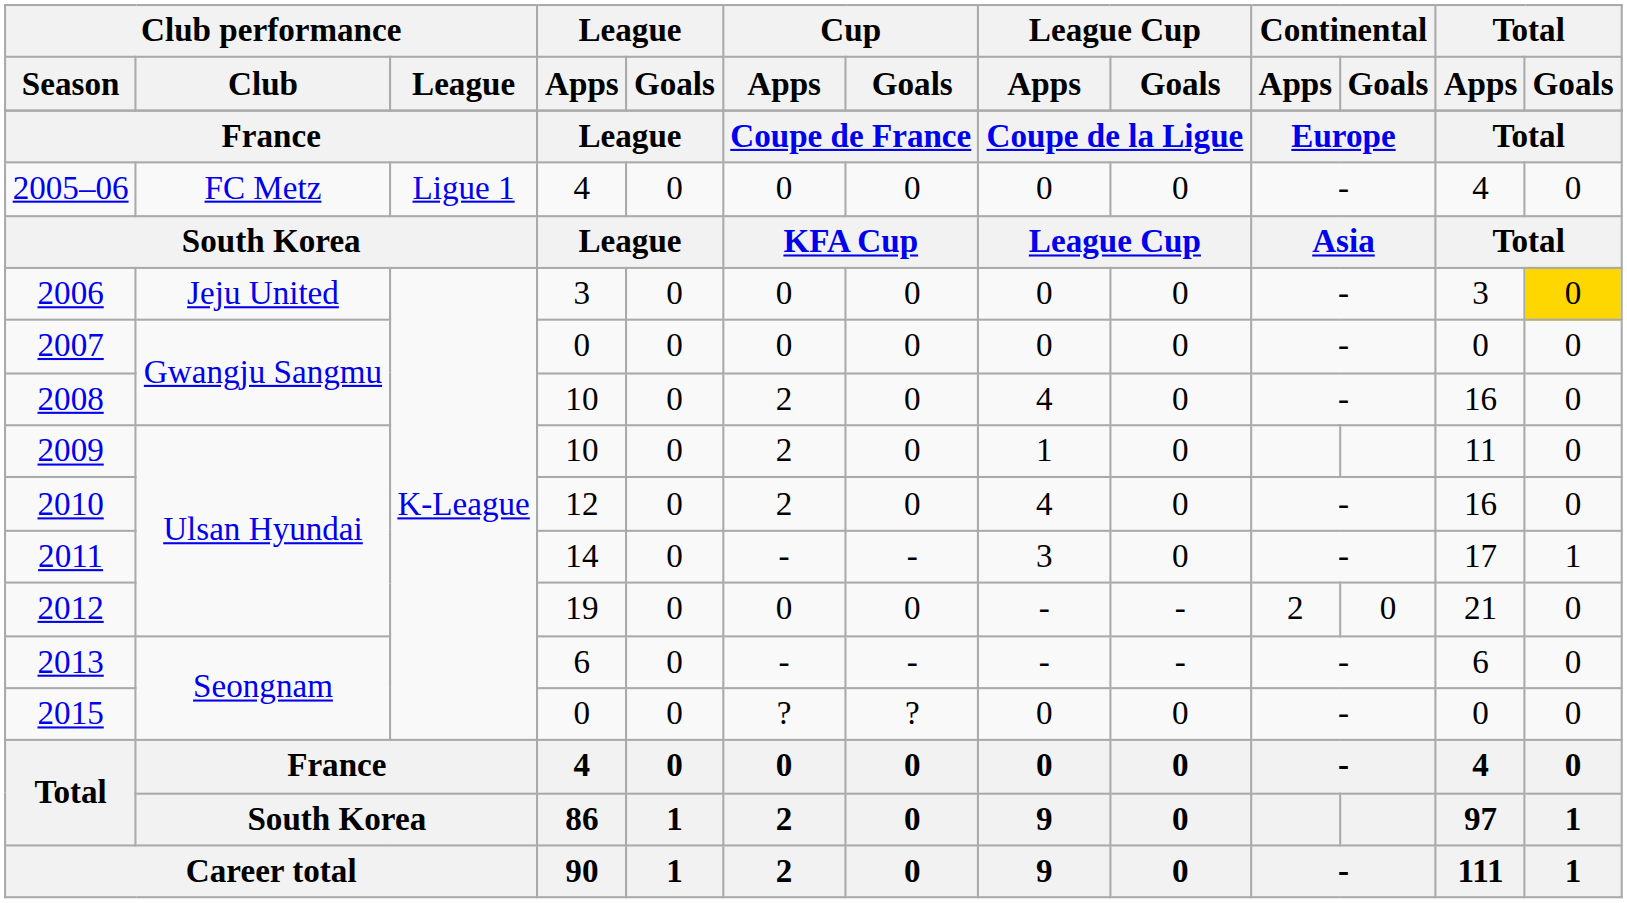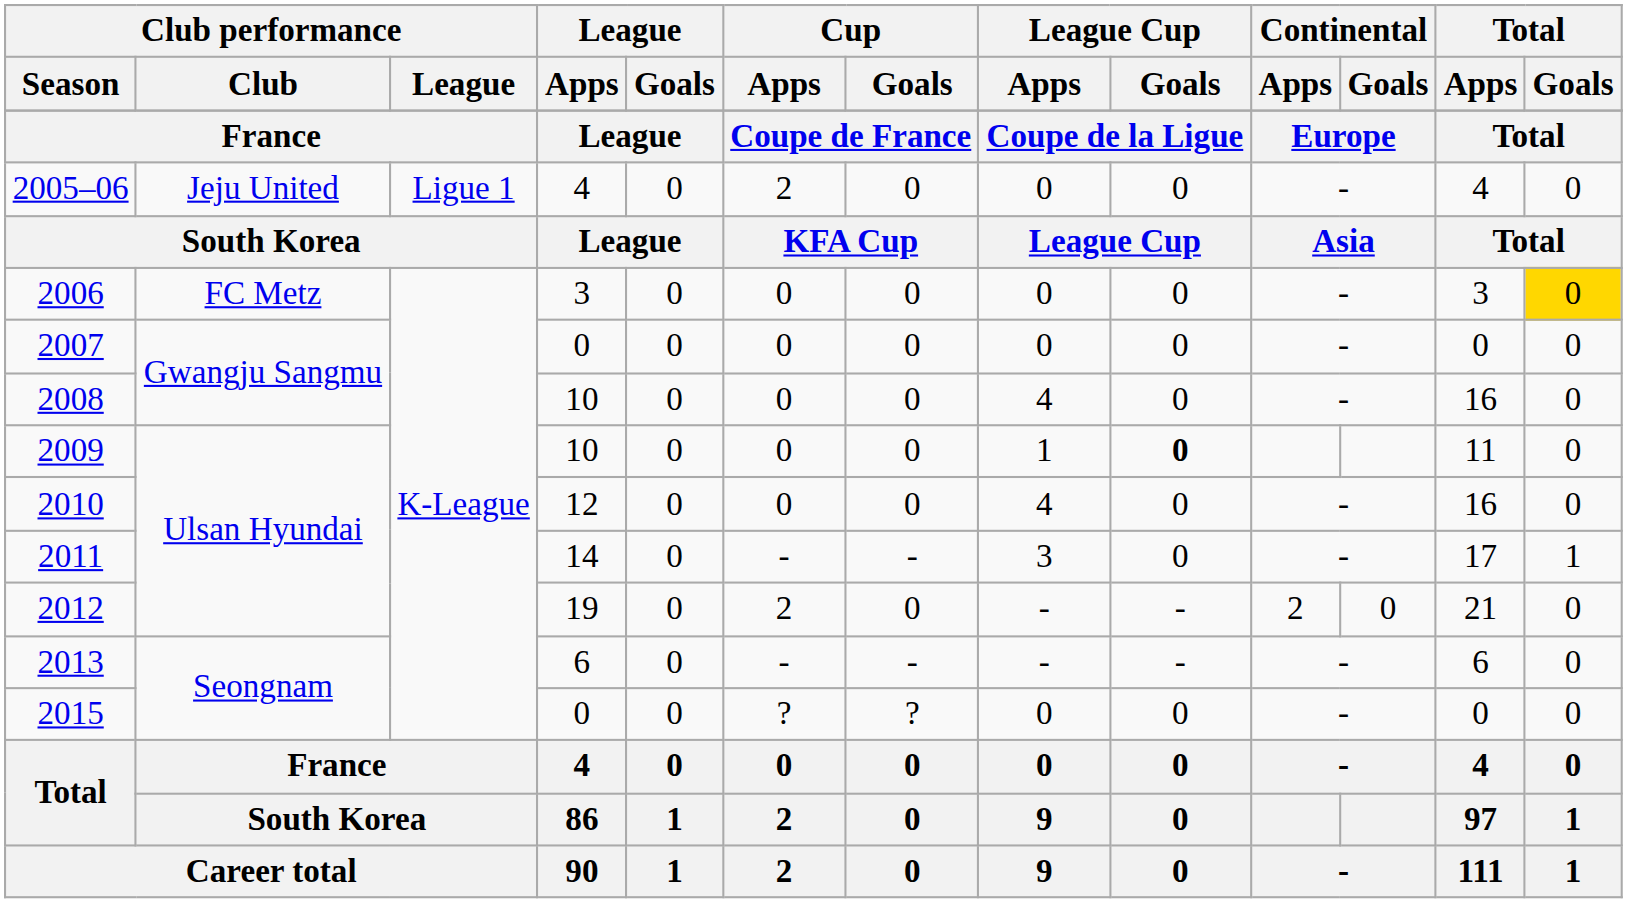(263, 188) FC Metz -> (263, 188) Jeju United
(784, 188) 0 -> (784, 188) 2
(263, 293) Jeju United -> (263, 293) FC Metz
(784, 398) 2 -> (784, 398) 0
(784, 450) 2 -> (784, 450) 0
(1180, 450) normal -> (1180, 450) bold
(784, 503) 2 -> (784, 503) 0
(784, 608) 0 -> (784, 608) 2
